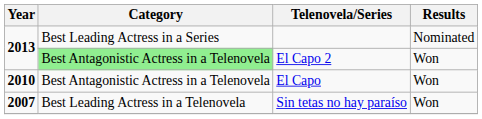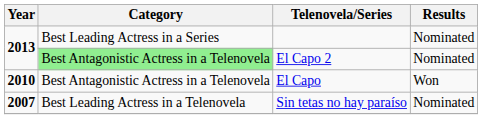(426, 59) Won -> (444, 59) Nominated
(426, 102) Won -> (444, 102) Nominated
